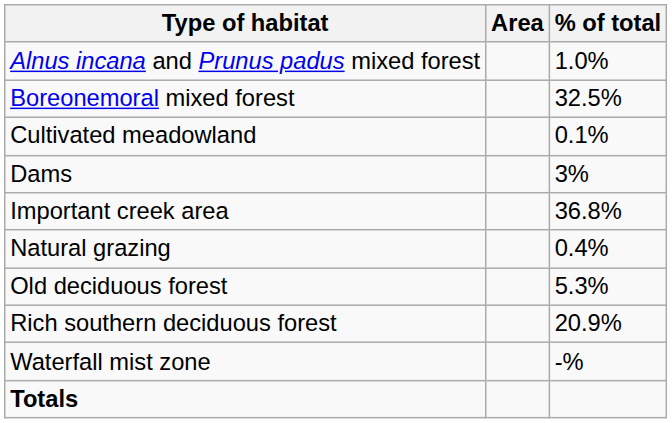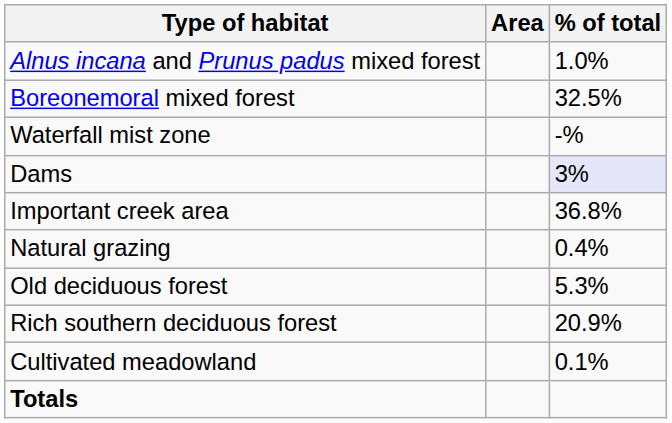rows swapped: (133, 135) <-> (110, 361)
(572, 173) no background -> (572, 173) lavender background
